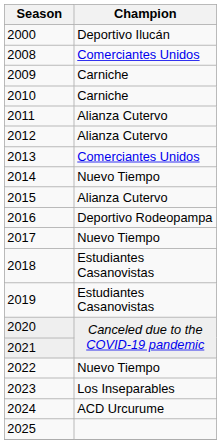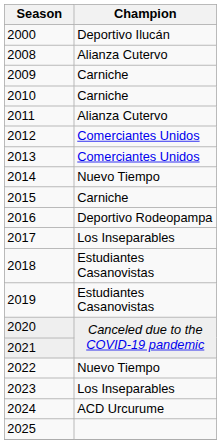(138, 55) Comerciantes Unidos -> (122, 55) Alianza Cutervo
(122, 136) Alianza Cutervo -> (138, 136) Comerciantes Unidos
(122, 197) Alianza Cutervo -> (103, 197) Carniche
(119, 237) Nuevo Tiempo -> (126, 237) Los Inseparables
